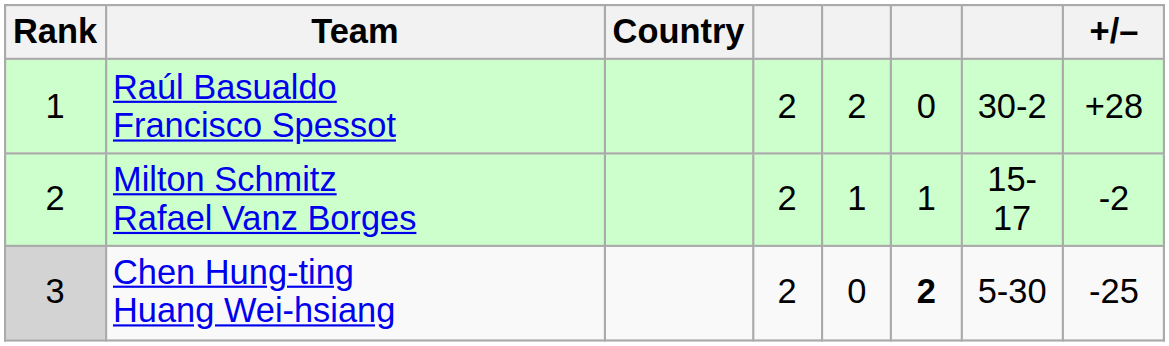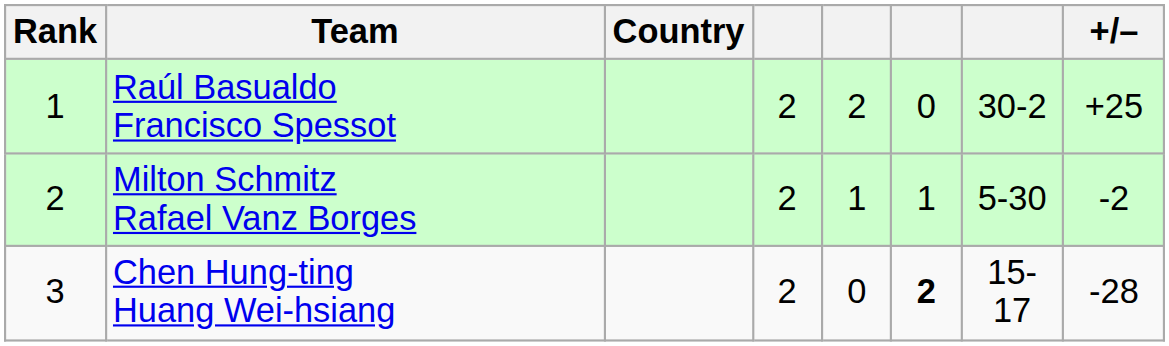(1114, 105) +28 -> (1114, 105) +25
(1012, 198) 15-17 -> (1012, 198) 5-30
(55, 292) lightgrey background -> (55, 292) no background
(1012, 292) 5-30 -> (1012, 292) 15-17
(1114, 292) -25 -> (1114, 292) -28
